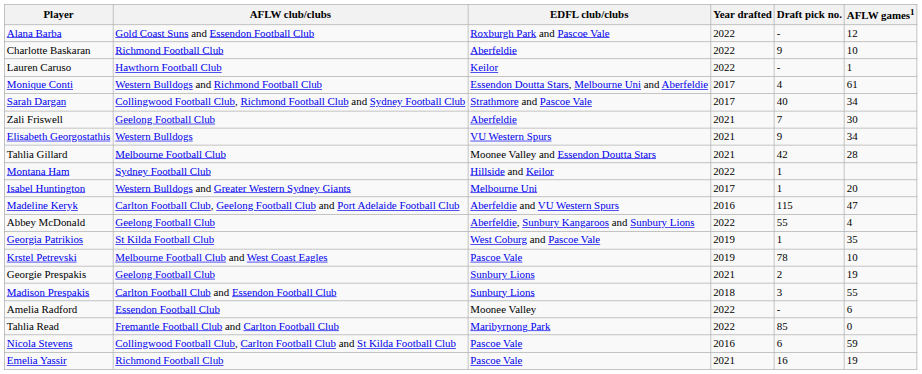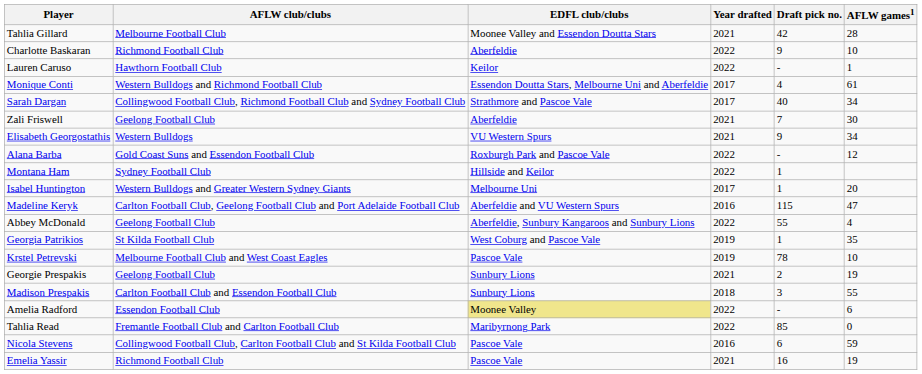rows swapped: (34, 33) <-> (37, 154)
(503, 309) no background -> (503, 309) khaki background
